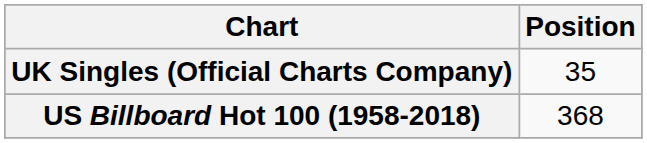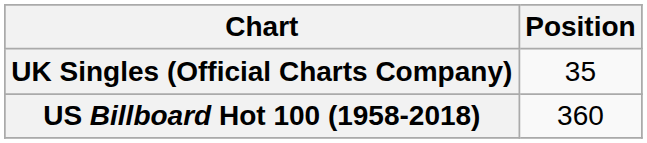(580, 115) 368 -> (580, 115) 360
